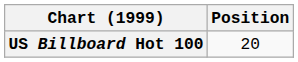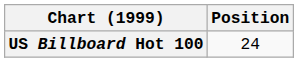(250, 44) 20 -> (250, 44) 24
